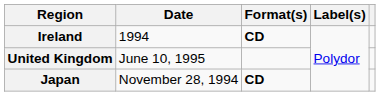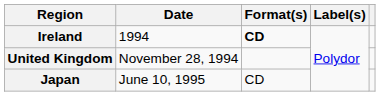(162, 58) June 10, 1995 -> (179, 58) November 28, 1994
(179, 79) November 28, 1994 -> (162, 79) June 10, 1995
(254, 79) bold -> (254, 79) normal
